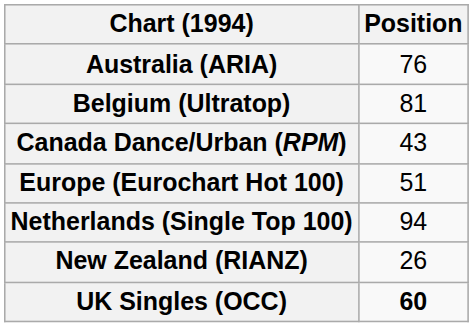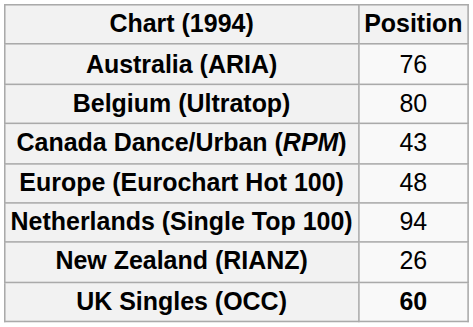(413, 103) 81 -> (413, 103) 80
(413, 182) 51 -> (413, 182) 48
